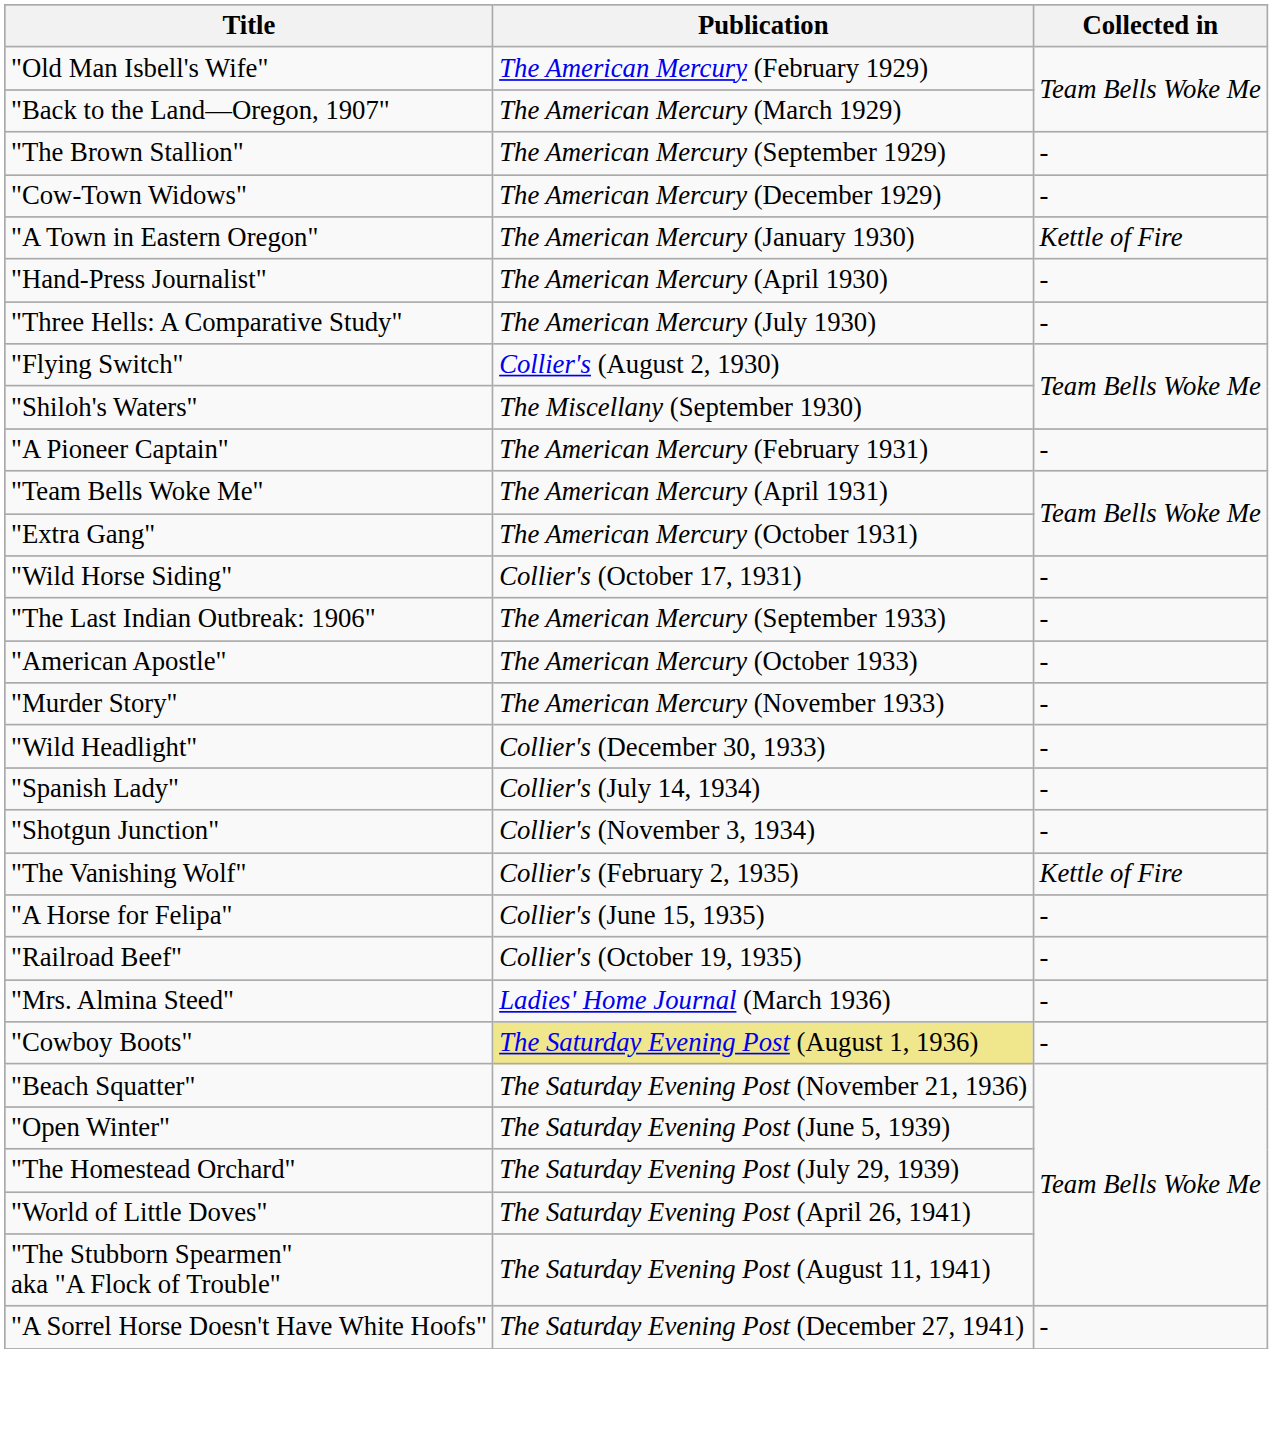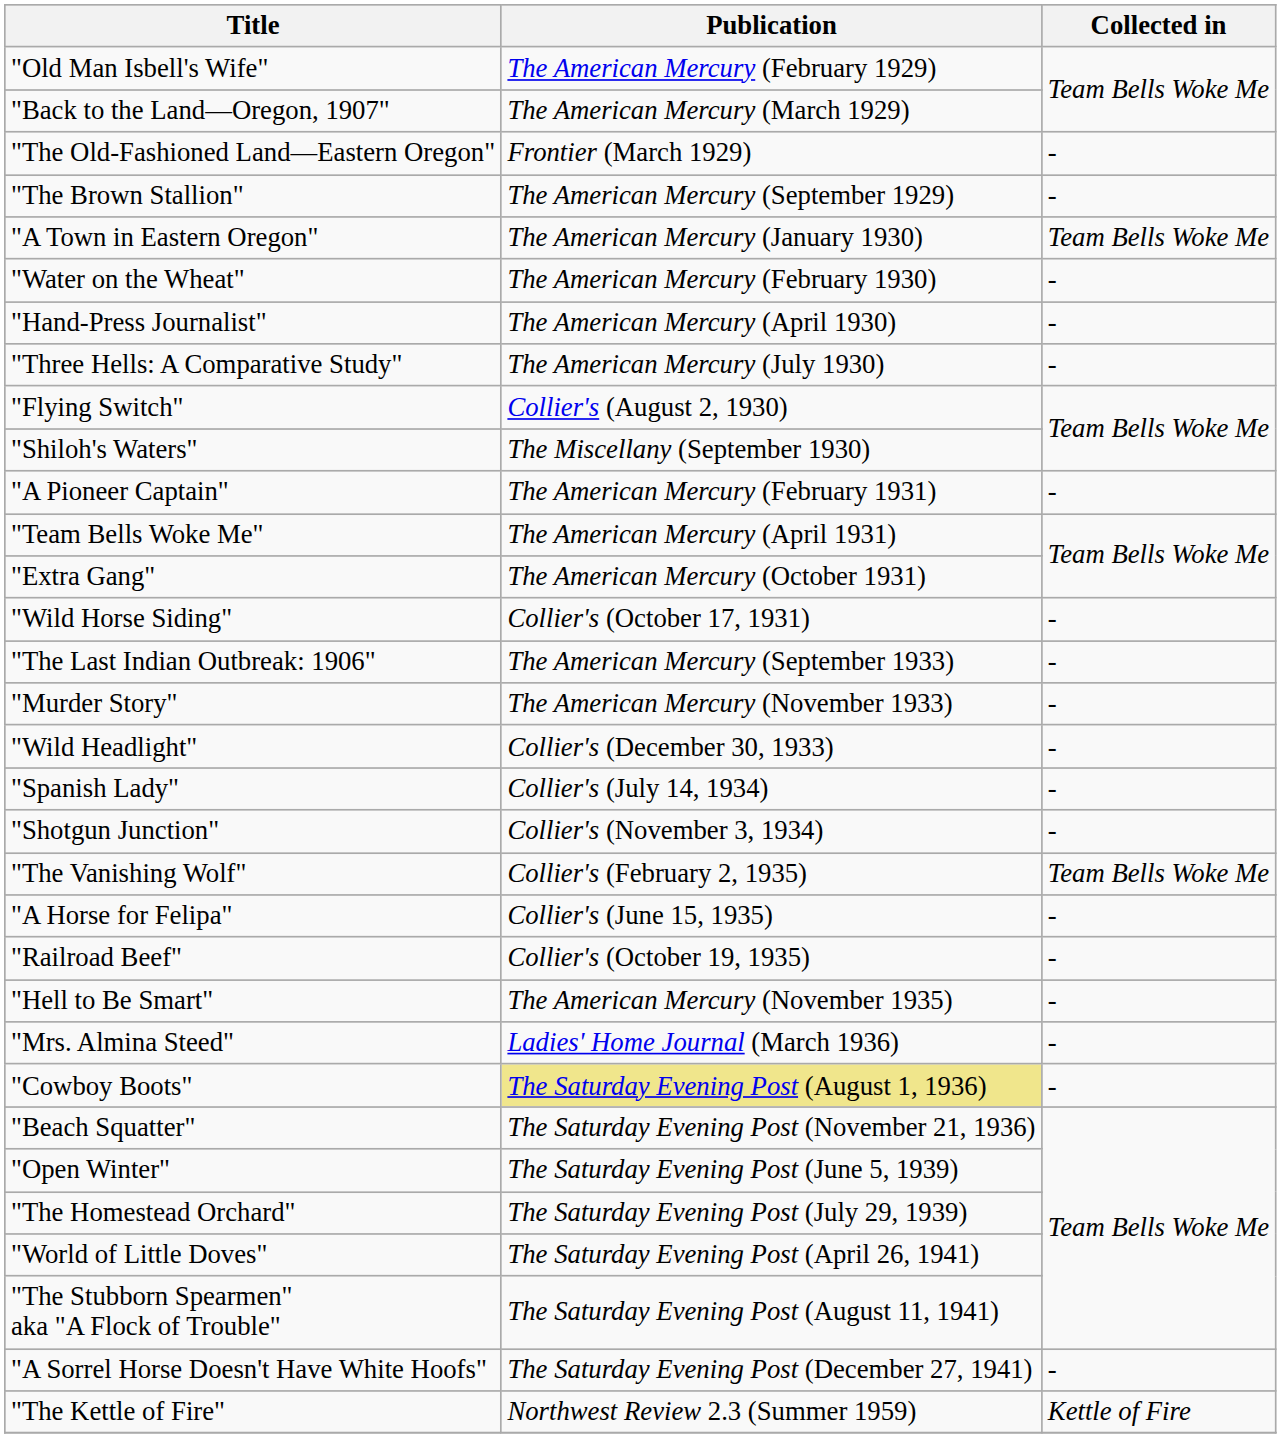+ row: (253, 152)
- row: (129, 195)
(1111, 237) Kettle of Fire -> (1159, 237) Team Bells Woke Me
+ row: (128, 279)
- row: (119, 661)
(1111, 873) Kettle of Fire -> (1159, 873) Team Bells Woke Me
+ row: (112, 1000)
+ row: (118, 1411)
